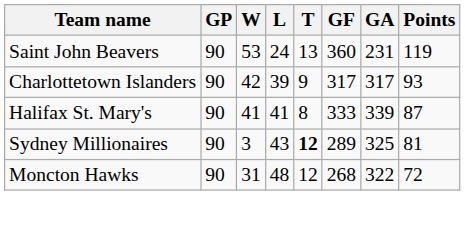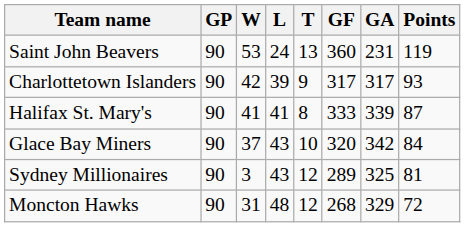+ row: (80, 143)
(308, 143) bold -> (308, 174) normal
(380, 174) 322 -> (380, 205) 329
